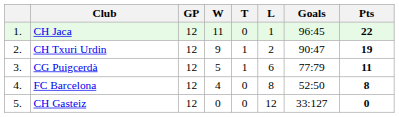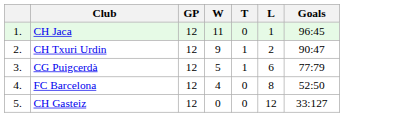- column: (367, 13)
